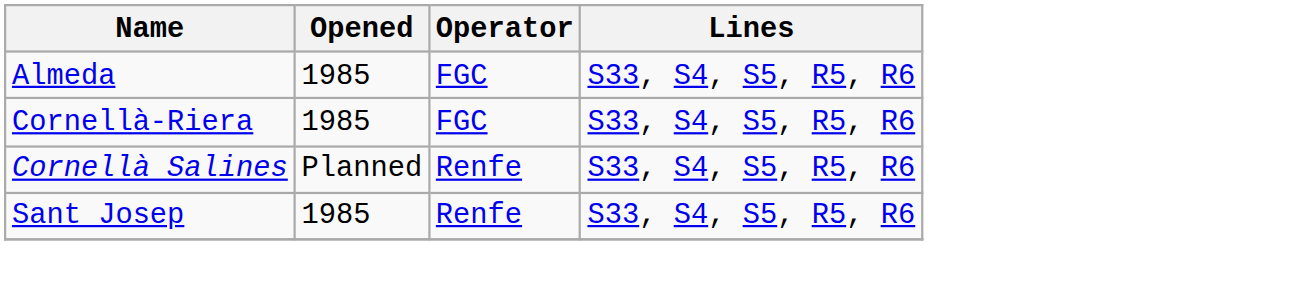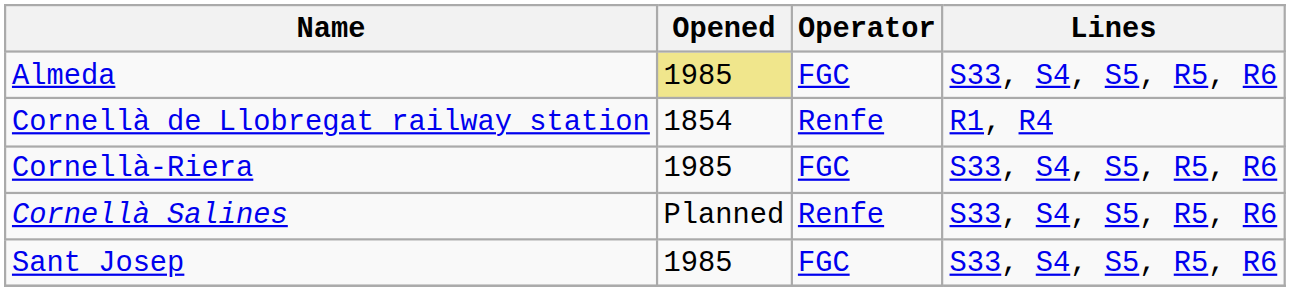(336, 75) no background -> (698, 75) khaki background
+ row: (331, 122)
(479, 216) Renfe -> (824, 263) FGC
